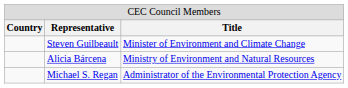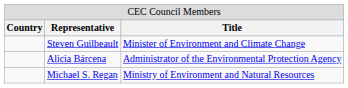(219, 59) Ministry of Environment and Natural Resources -> (232, 59) Administrator of the Environmental Protection Agency
(232, 75) Administrator of the Environmental Protection Agency -> (219, 75) Ministry of Environment and Natural Resources
